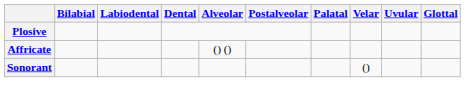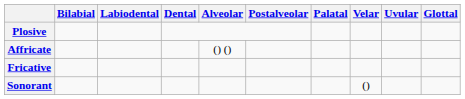+ row: (29, 67)
